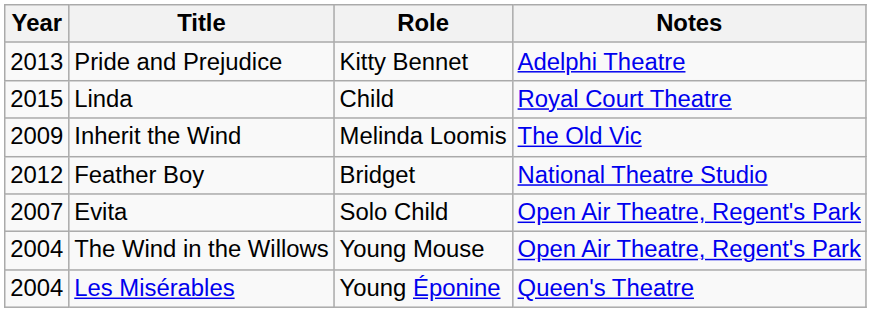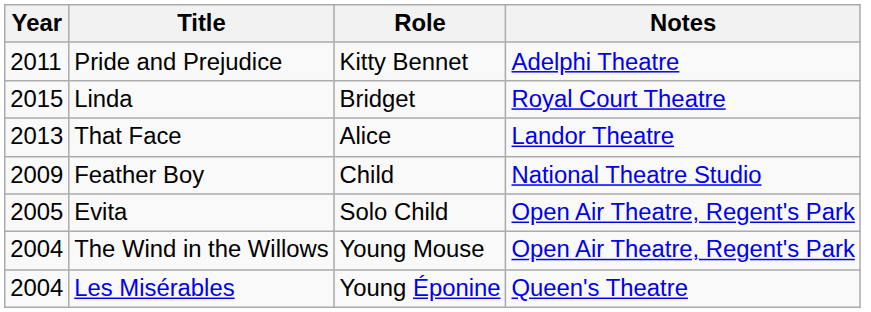(37, 61) 2013 -> (36, 61) 2011
(367, 99) Child -> (377, 99) Bridget
+ row: (128, 136)
- row: (158, 136)
(37, 174) 2012 -> (37, 174) 2009
(377, 174) Bridget -> (367, 174) Child
(37, 212) 2007 -> (37, 212) 2005
